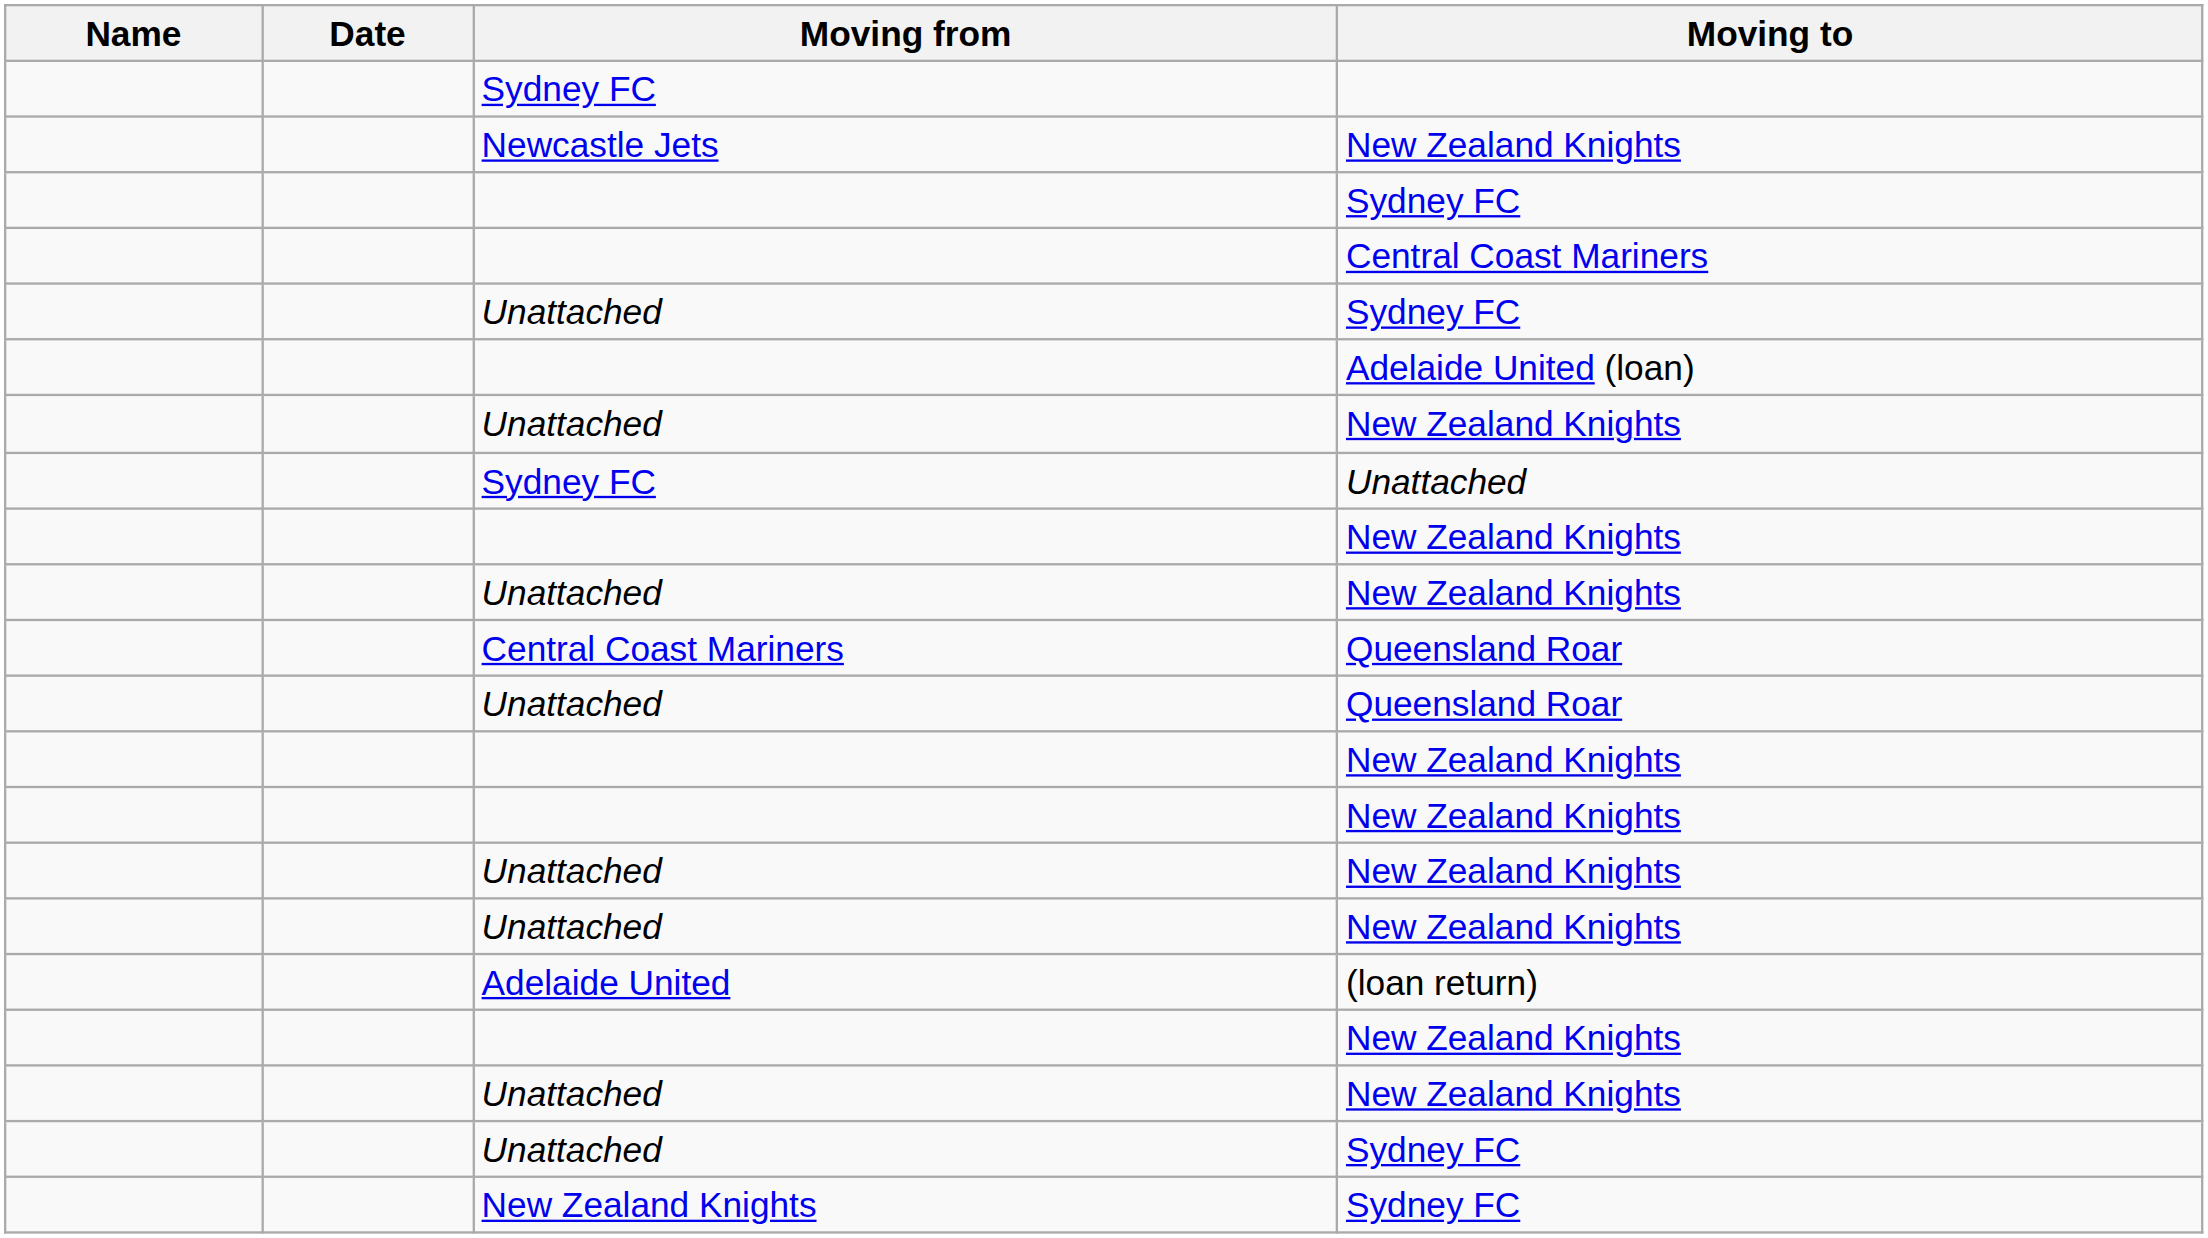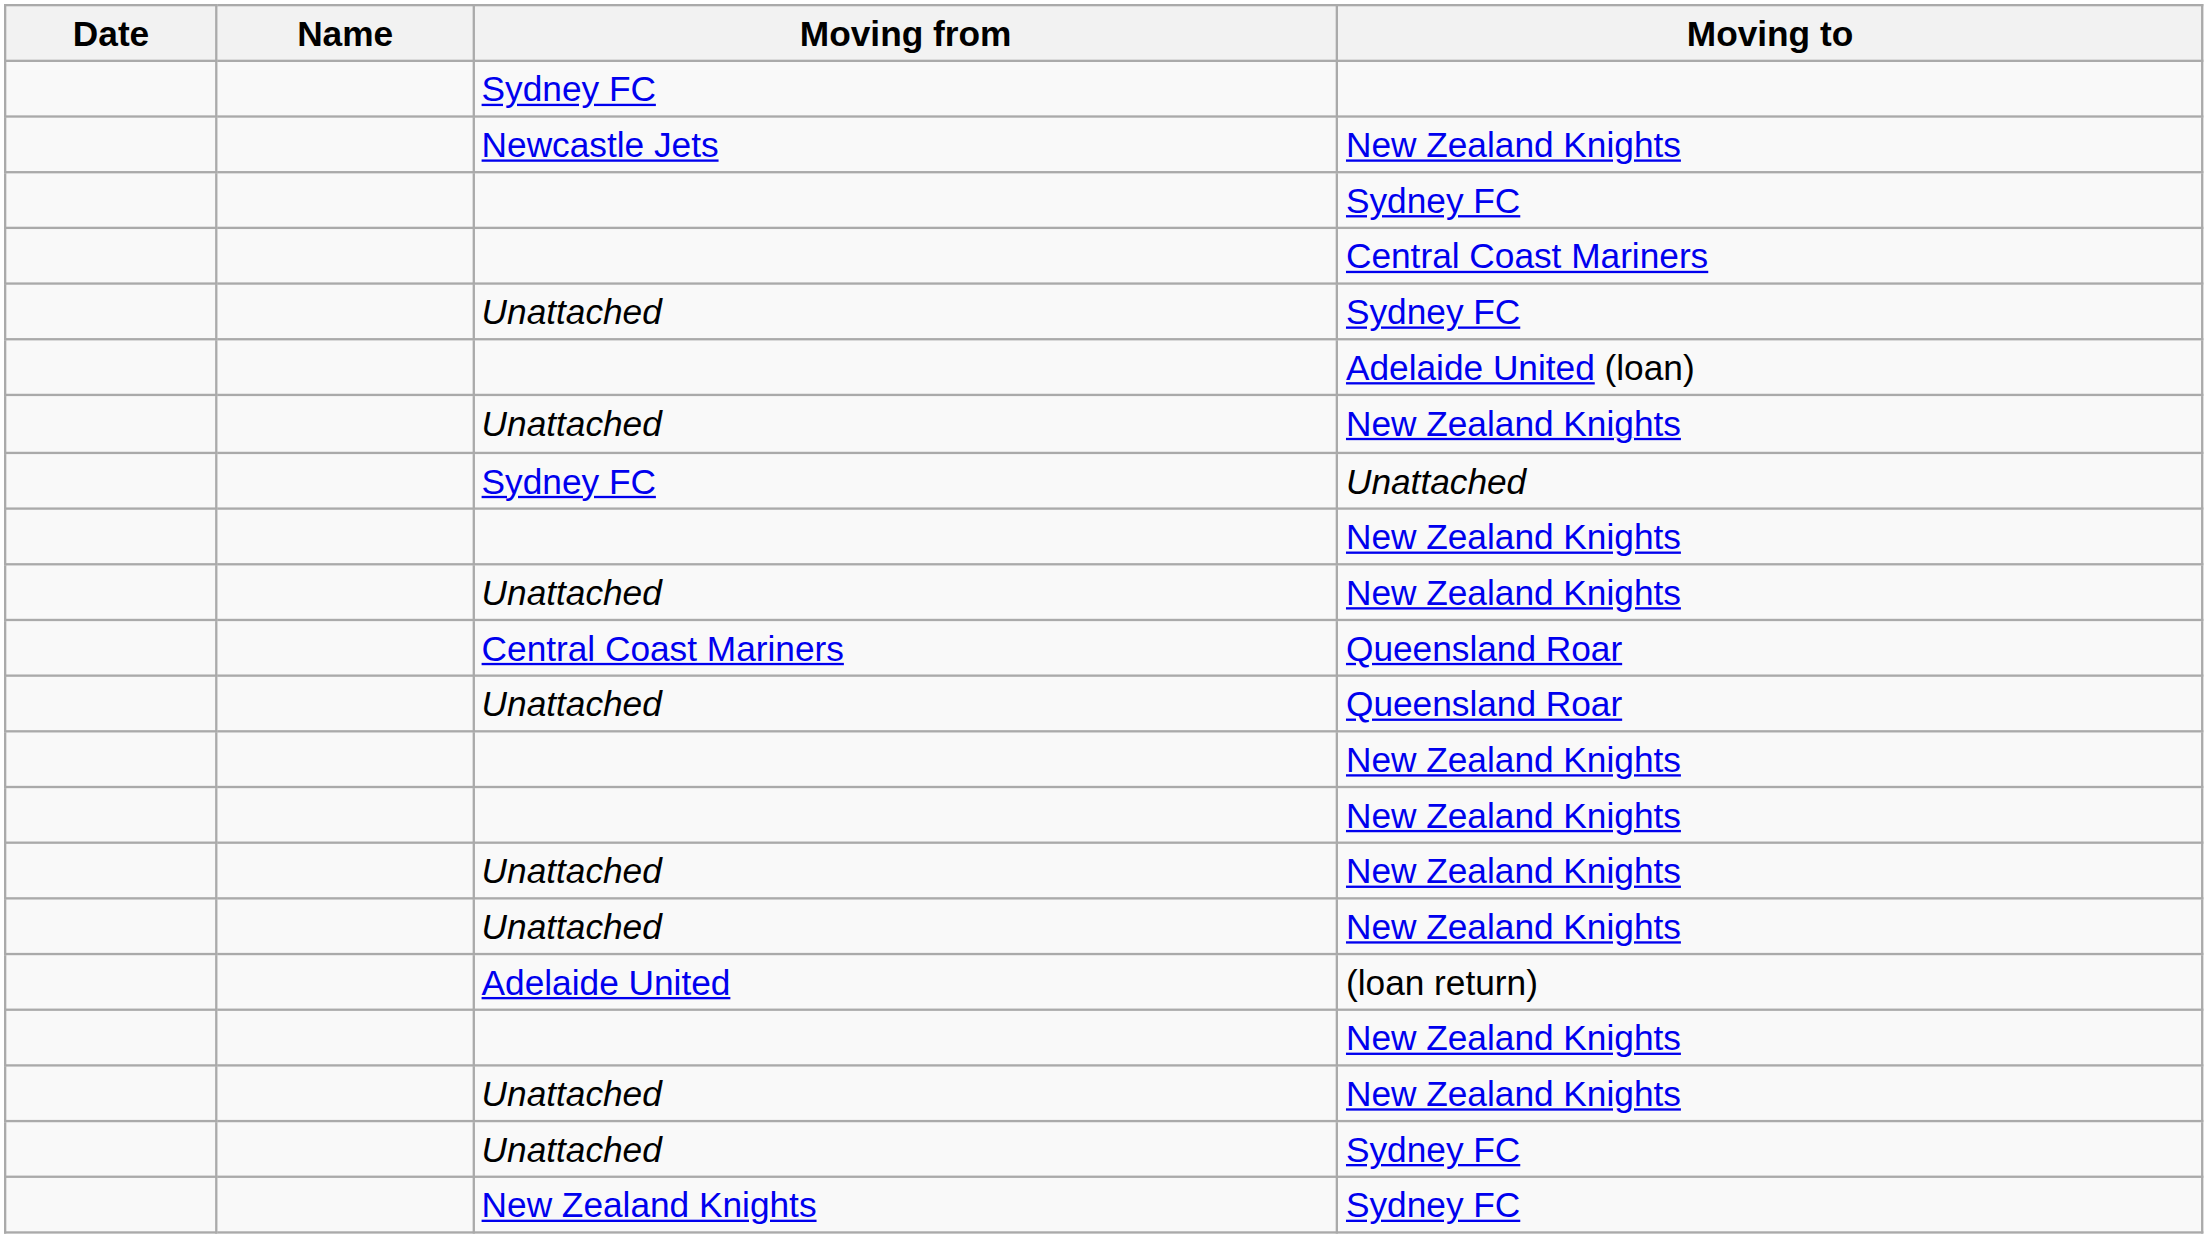columns swapped: (368, 33) <-> (133, 33)
